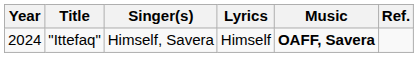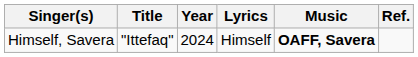columns swapped: (25, 16) <-> (161, 16)
